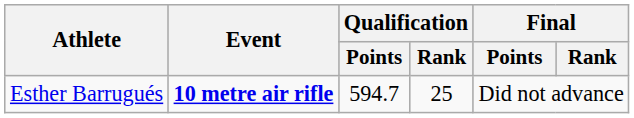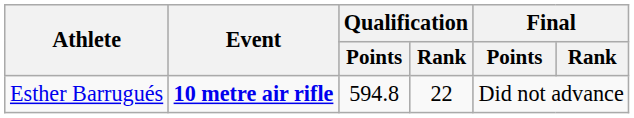(374, 94) 594.7 -> (374, 94) 594.8
(442, 94) 25 -> (442, 94) 22
